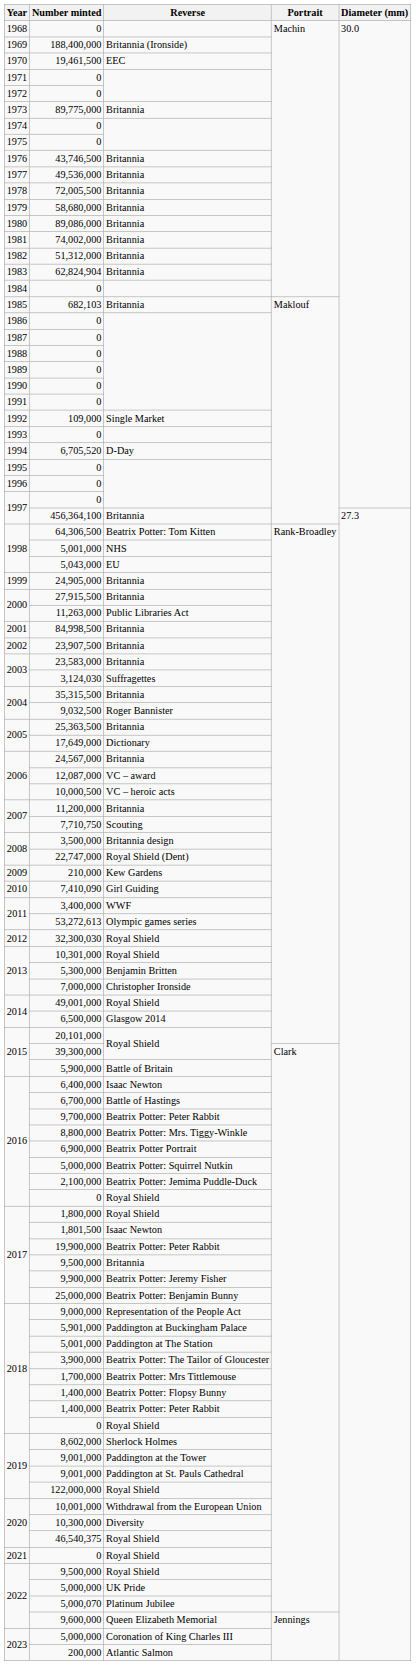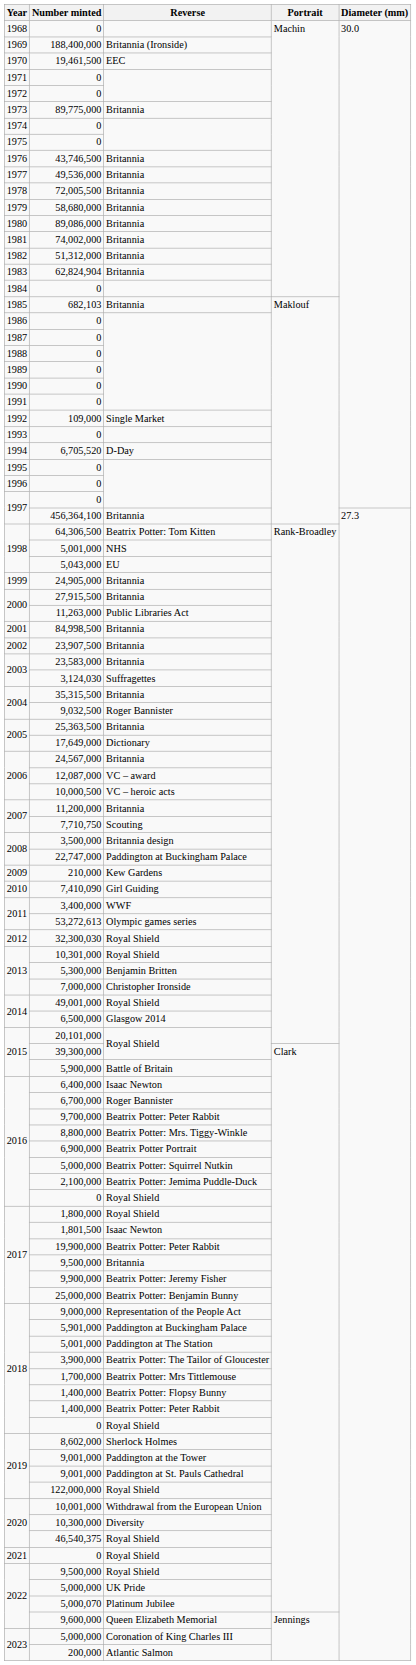(147, 857) Royal Shield (Dent) -> (176, 857) Paddington at Buckingham Palace
(143, 1100) Battle of Hastings -> (140, 1100) Roger Bannister
